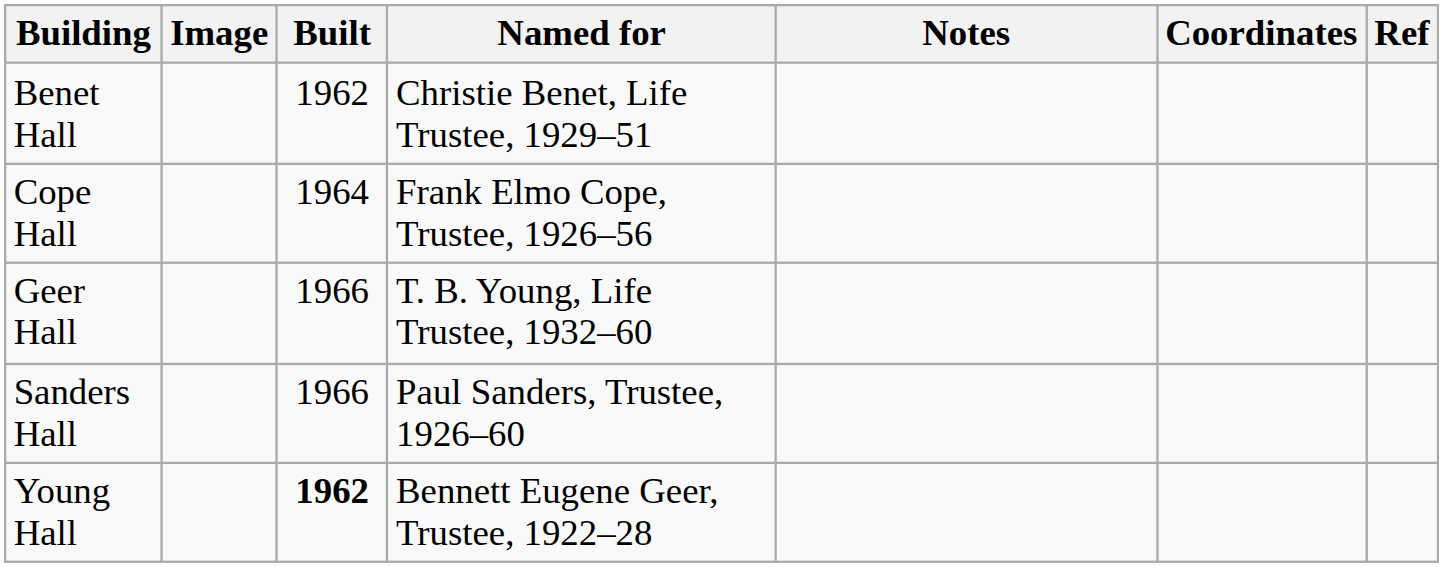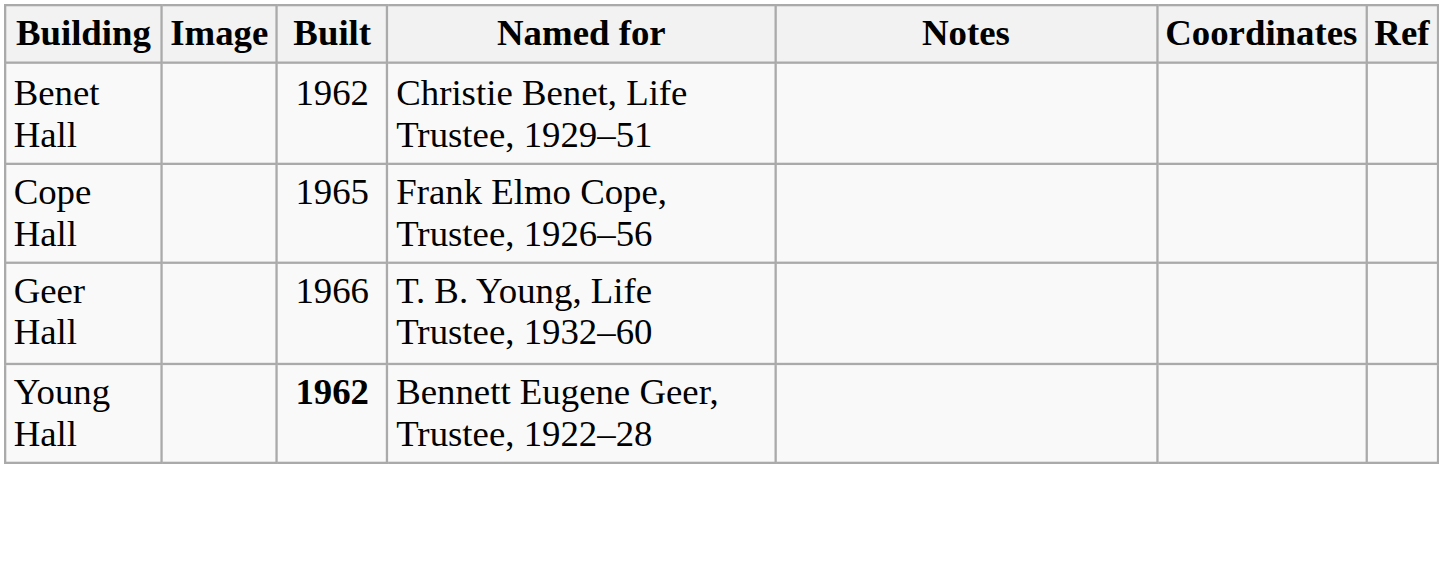(332, 191) 1964 -> (332, 191) 1965
- row: (72, 412)
